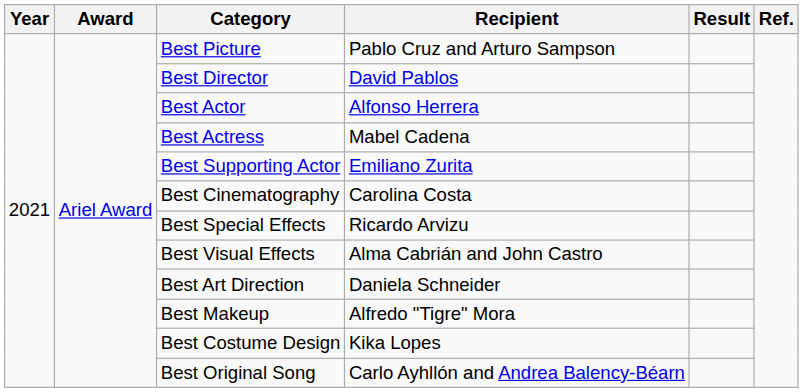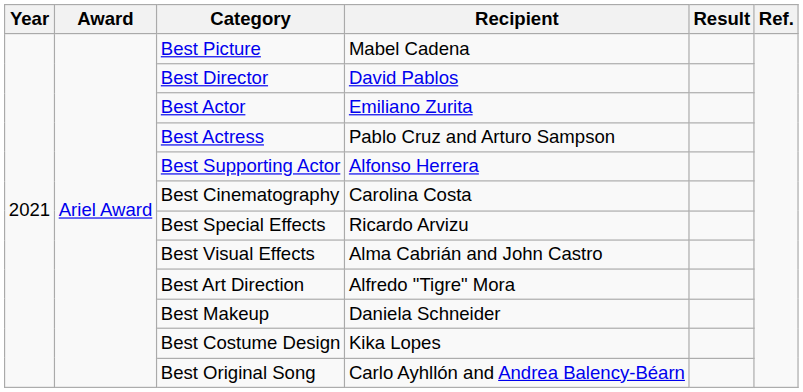(482, 48) Pablo Cruz and Arturo Sampson -> (409, 48) Mabel Cadena
(414, 107) Alfonso Herrera -> (411, 107) Emiliano Zurita
(409, 136) Mabel Cadena -> (482, 136) Pablo Cruz and Arturo Sampson
(411, 166) Emiliano Zurita -> (414, 166) Alfonso Herrera
(425, 284) Daniela Schneider -> (432, 284) Alfredo "Tigre" Mora
(432, 313) Alfredo "Tigre" Mora -> (425, 313) Daniela Schneider
